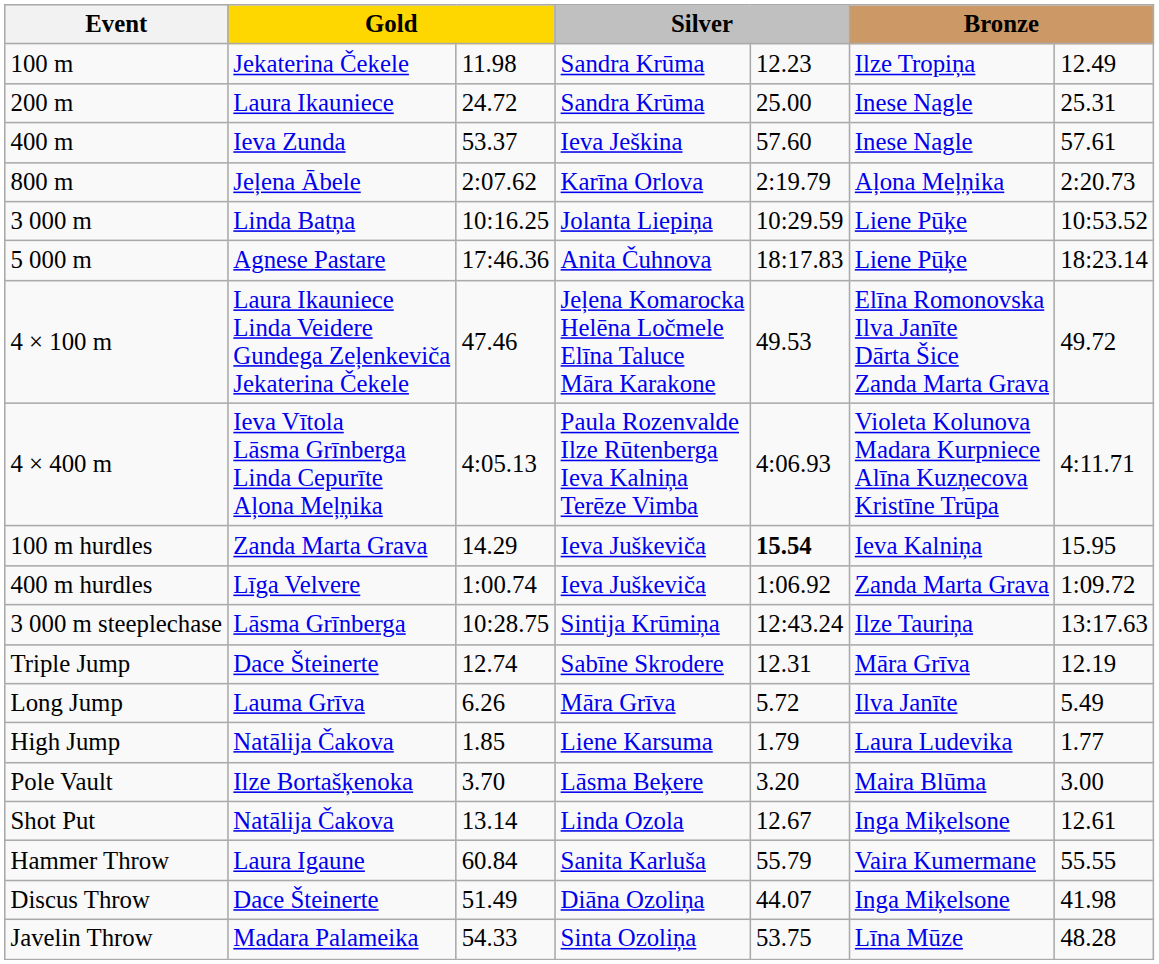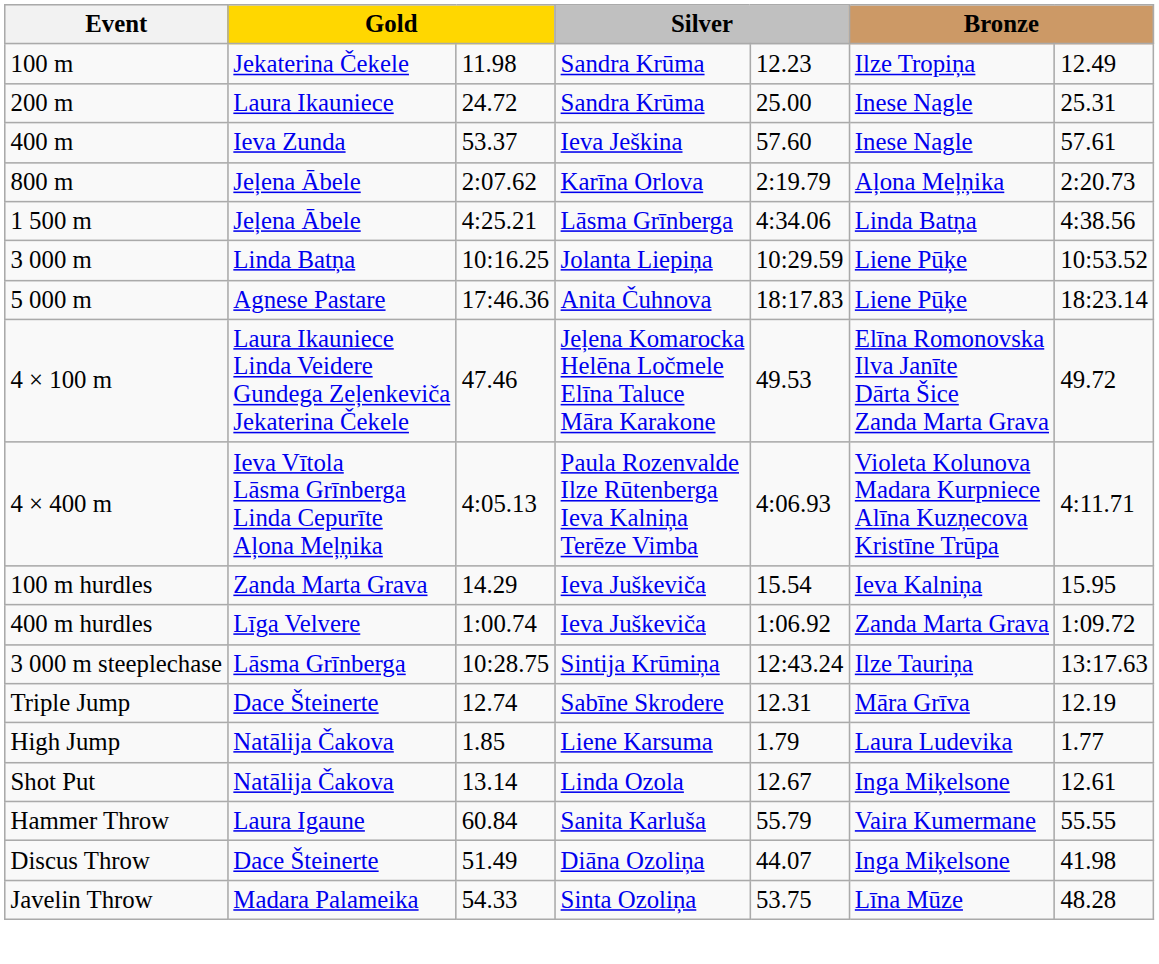+ row: (51, 220)
(784, 545) bold -> (784, 584) normal
- row: (67, 702)
- row: (62, 781)
